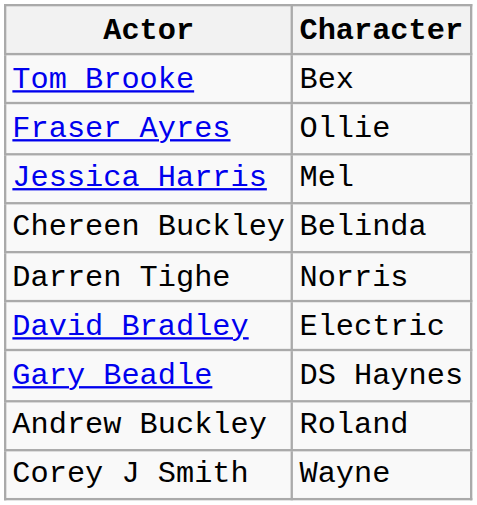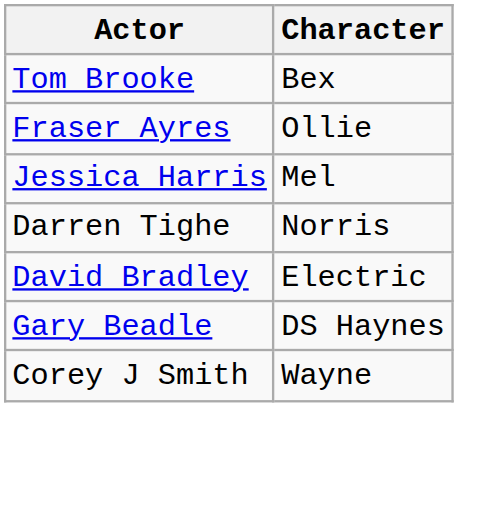- row: (149, 227)
- row: (140, 425)
